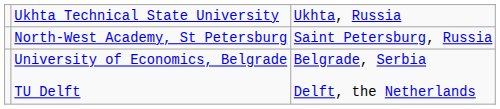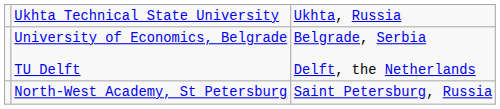rows swapped: (151, 38) <-> (151, 77)
